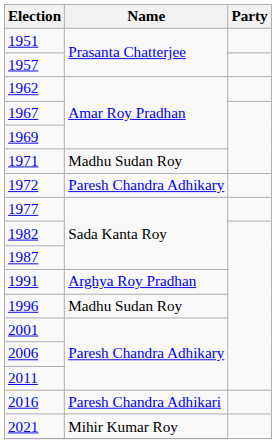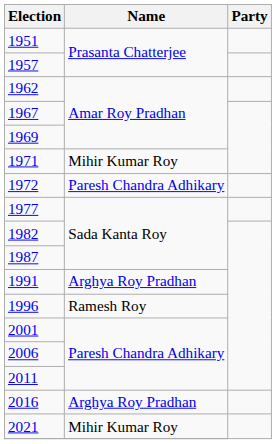(125, 161) Madhu Sudan Roy -> (123, 161) Mihir Kumar Roy
(125, 305) Madhu Sudan Roy -> (107, 305) Ramesh Roy
(145, 402) Paresh Chandra Adhikari -> (132, 402) Arghya Roy Pradhan
